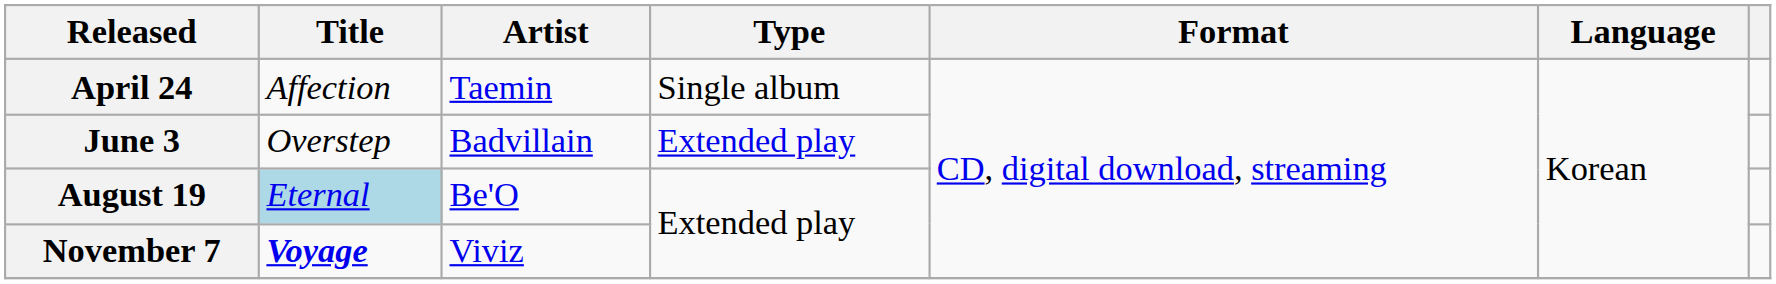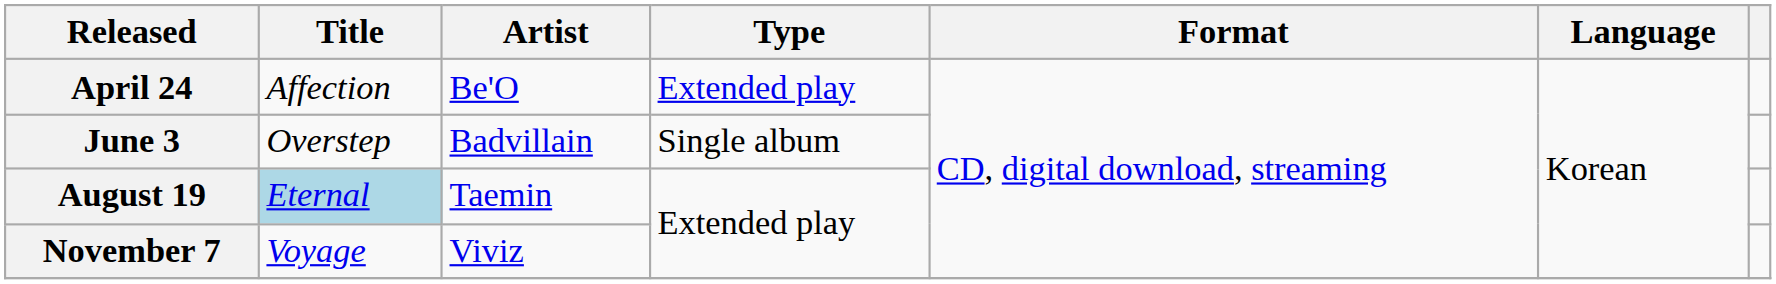(501, 86) Taemin -> (484, 86) Be'O
(749, 86) Single album -> (756, 86) Extended play
(756, 140) Extended play -> (749, 140) Single album
(484, 195) Be'O -> (501, 195) Taemin
(317, 250) bold -> (316, 250) normal
